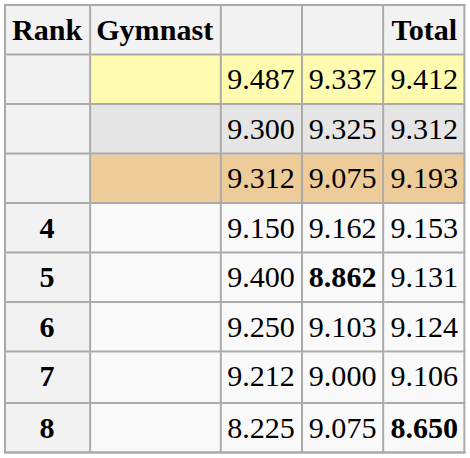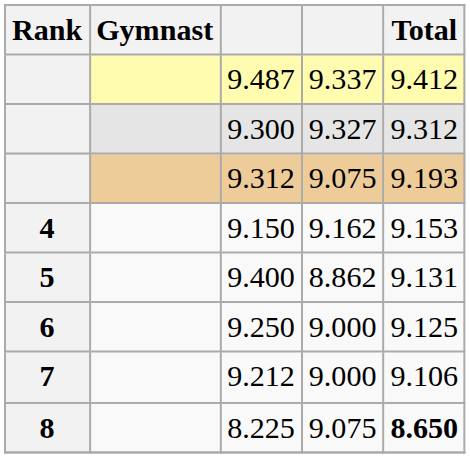(343, 128) 9.325 -> (343, 128) 9.327
(343, 277) bold -> (343, 277) normal
(343, 327) 9.103 -> (343, 327) 9.000
(424, 327) 9.124 -> (424, 327) 9.125
